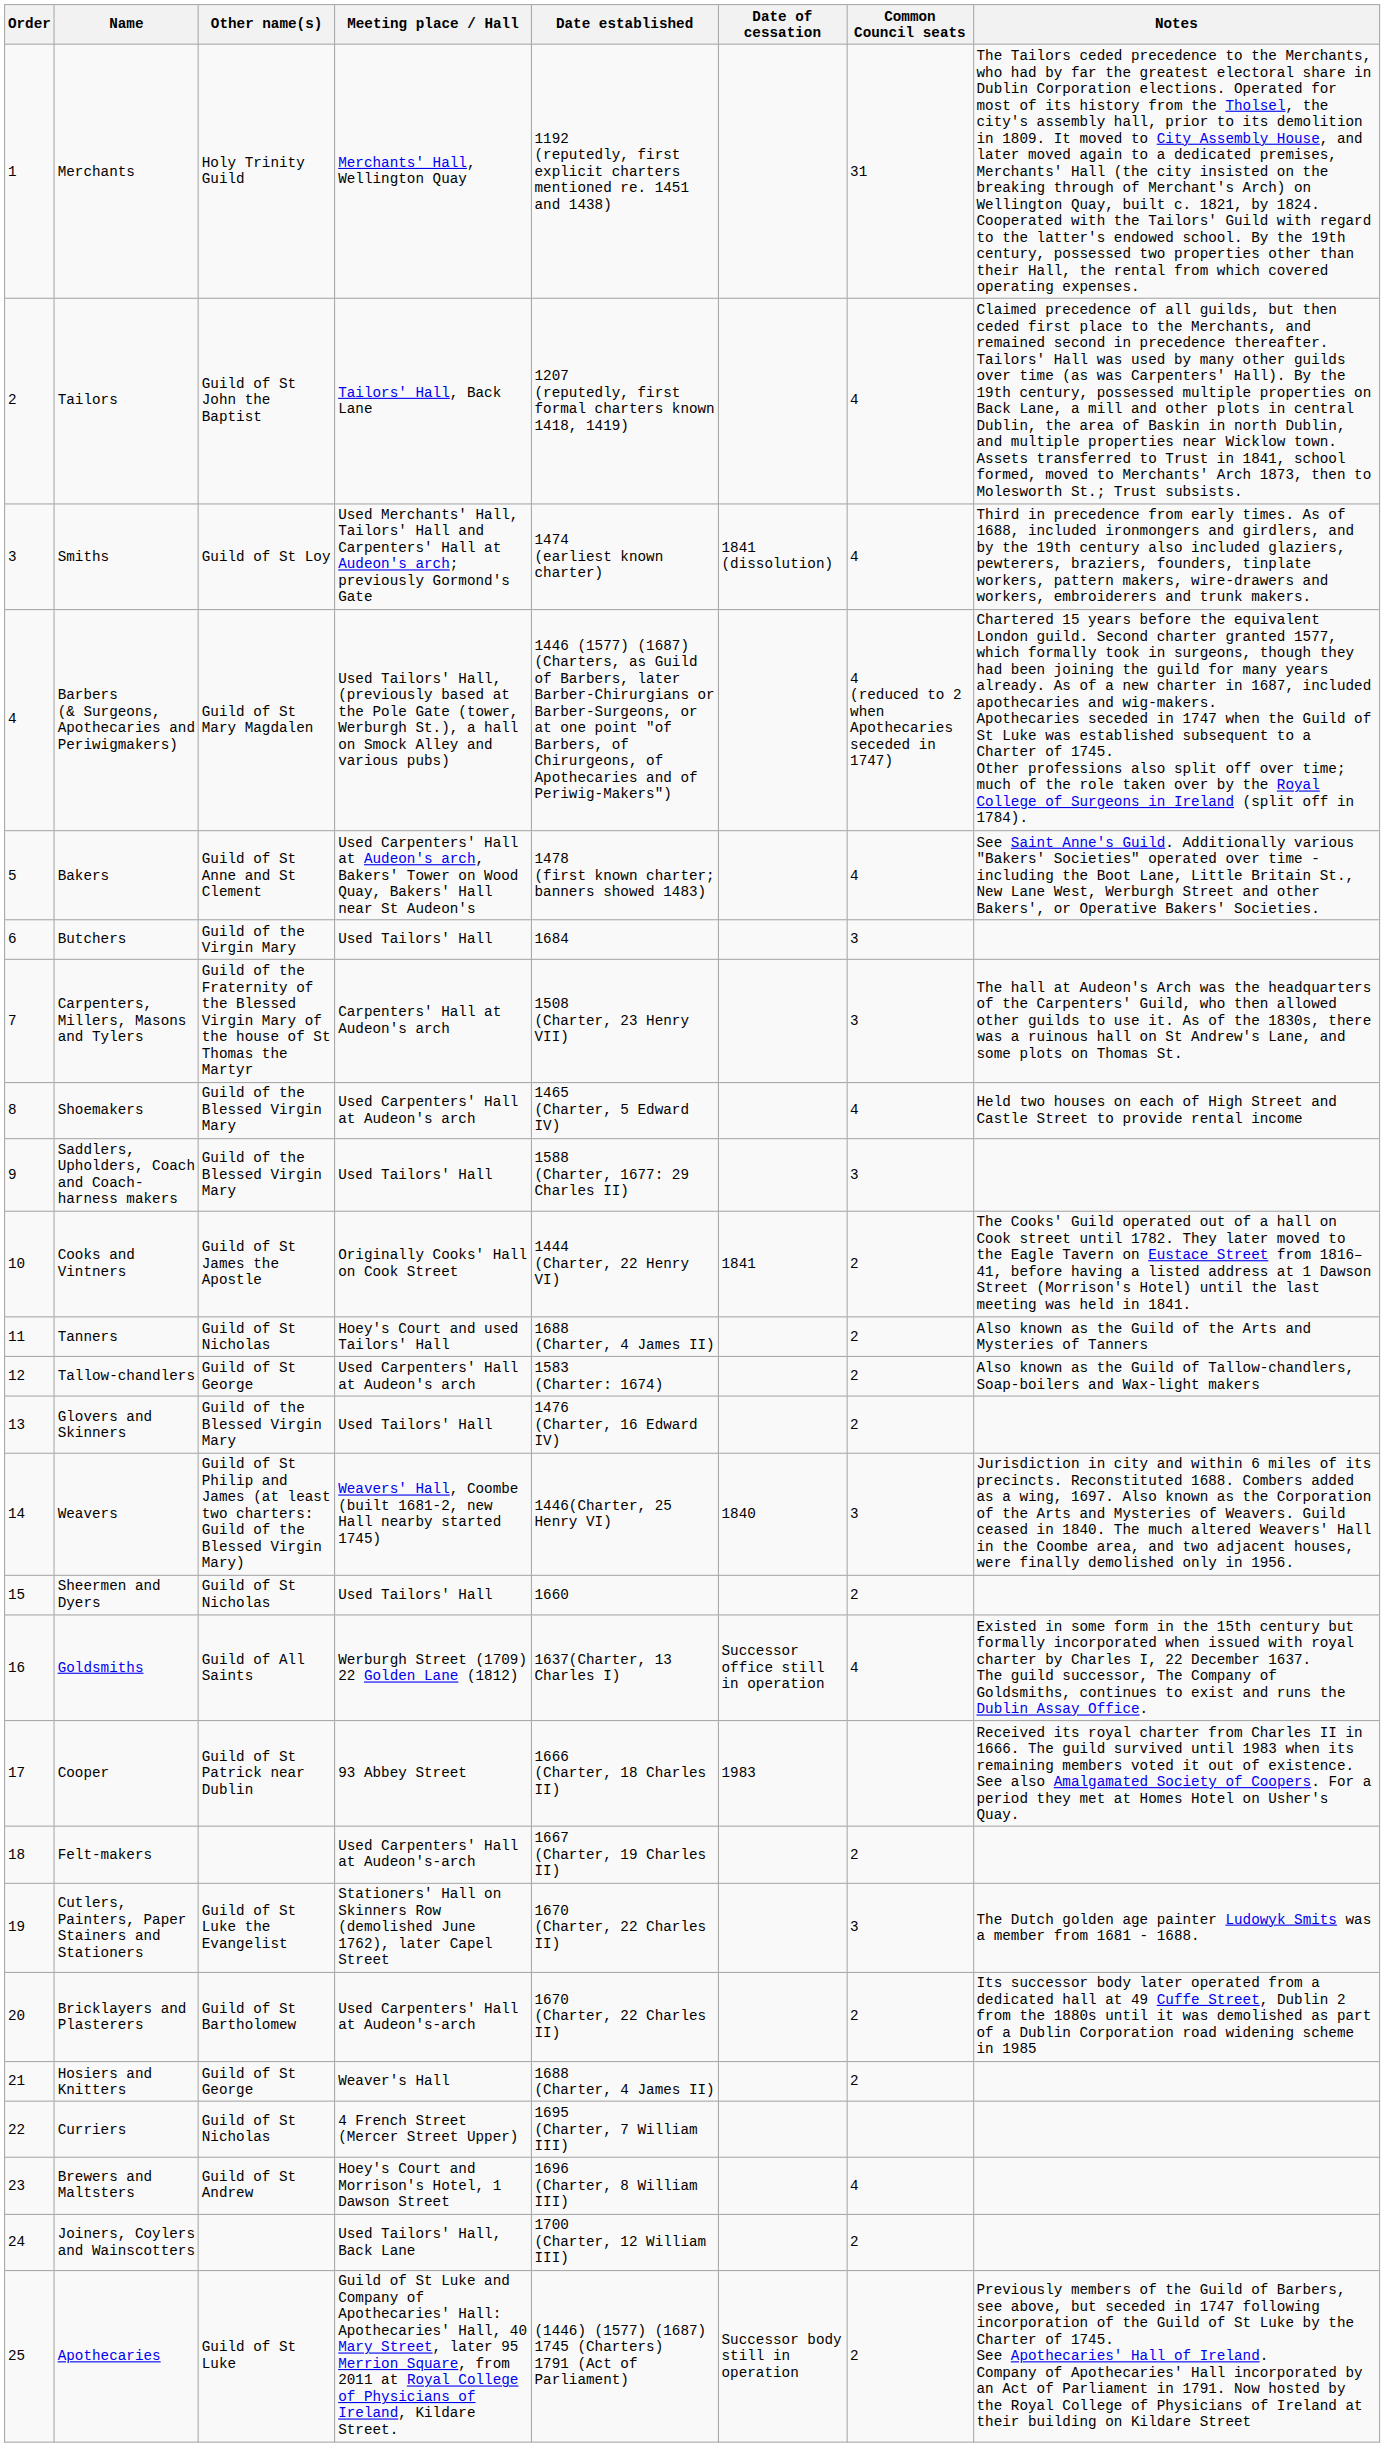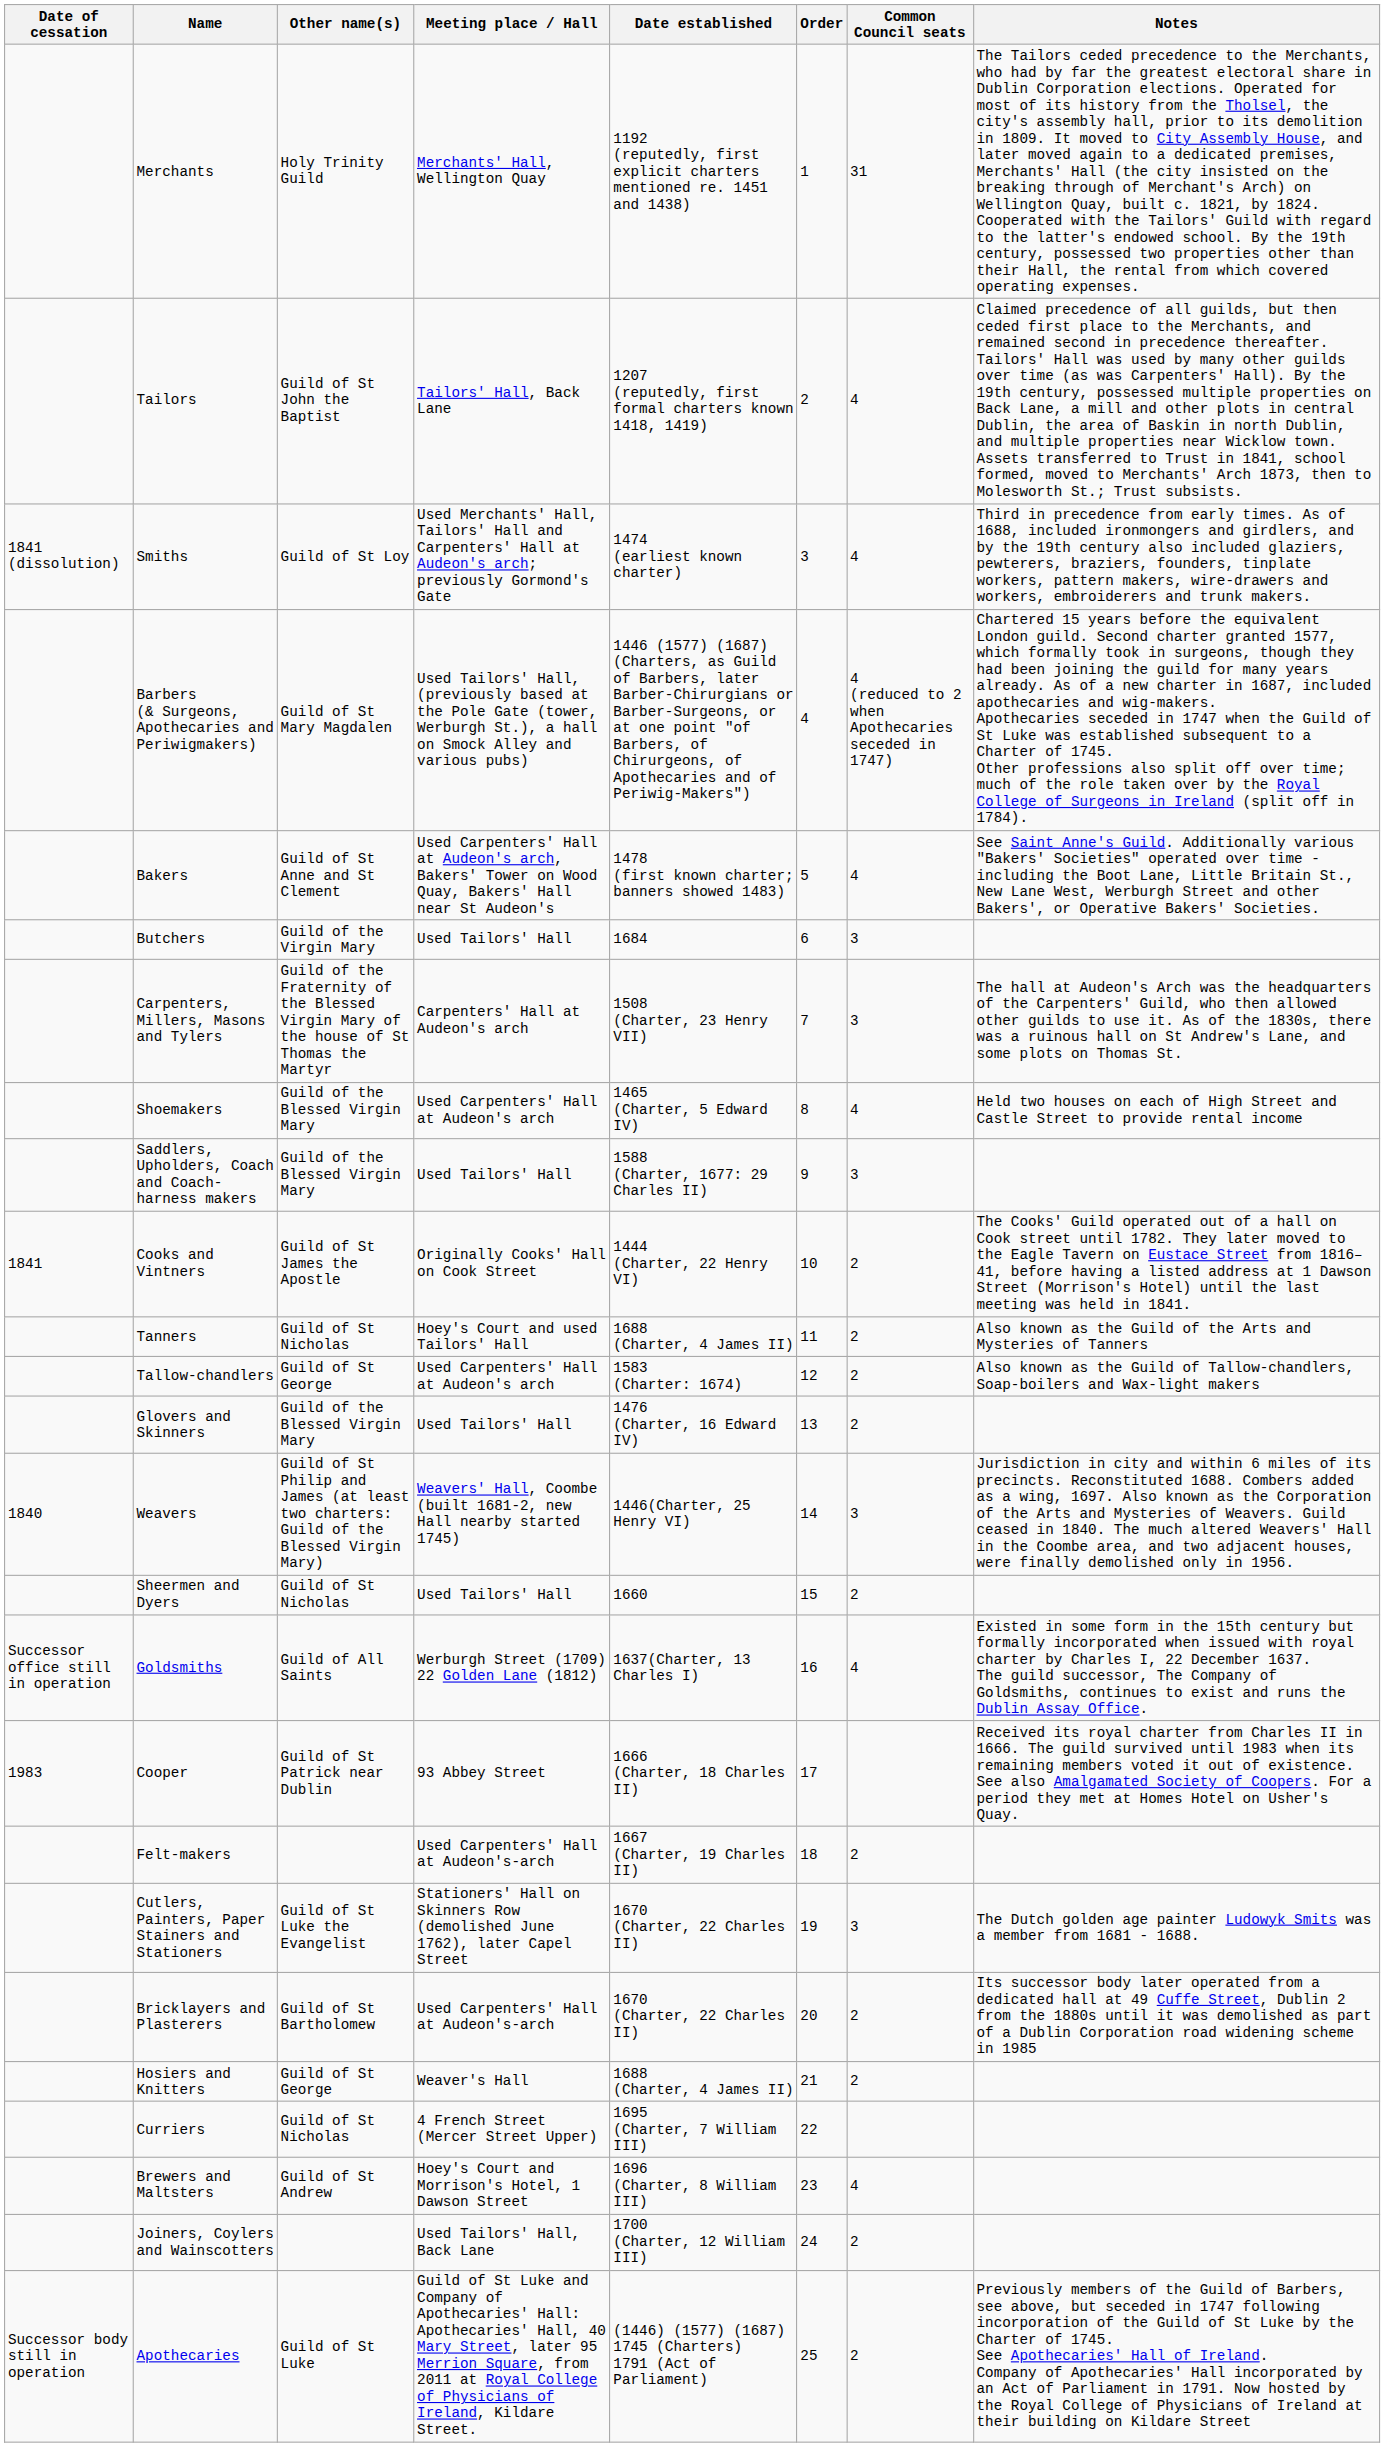columns swapped: (29, 24) <-> (782, 24)
